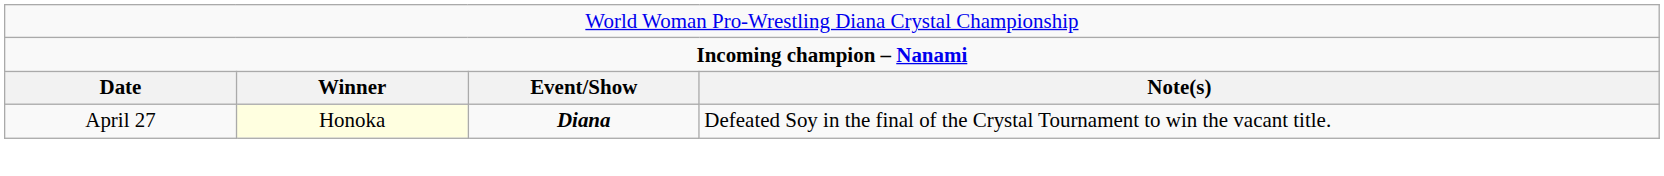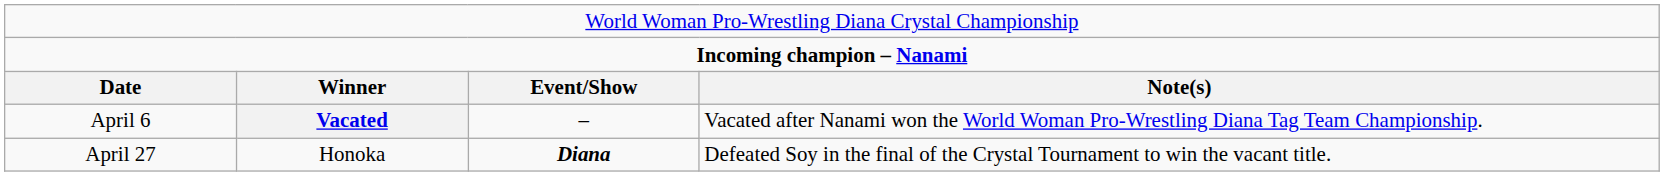+ row: (120, 120)
(352, 120) lightyellow background -> (352, 154) no background
